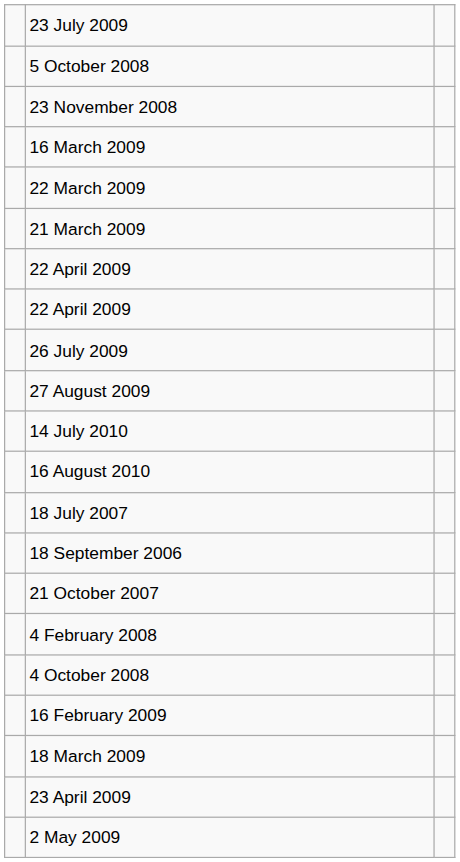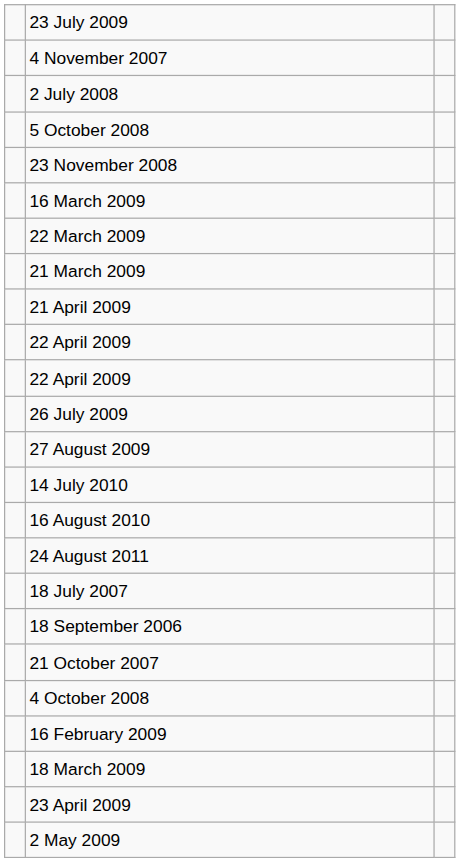+ row: (15, 58)
+ row: (15, 94)
+ row: (15, 307)
+ row: (15, 556)
- row: (15, 634)
